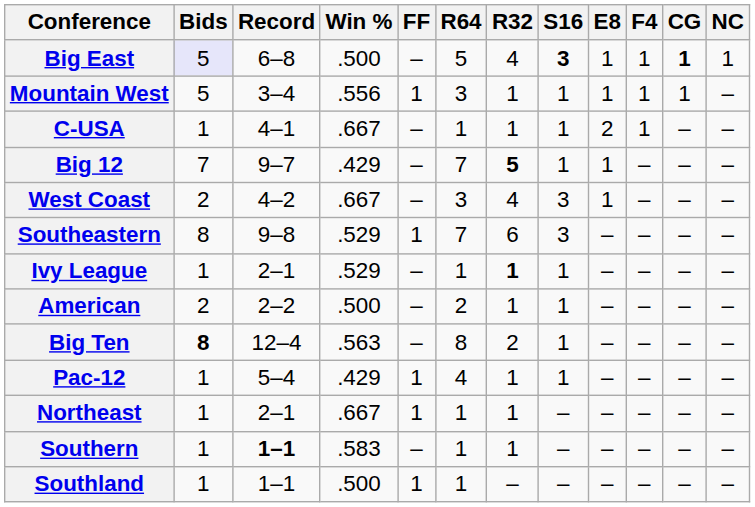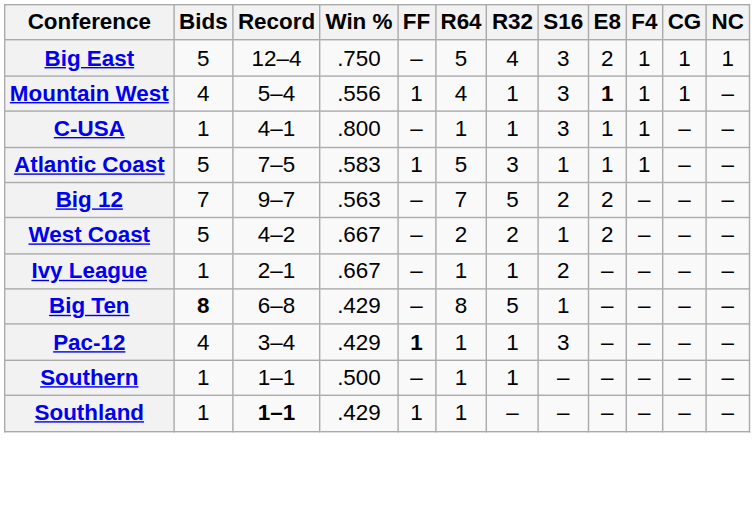(203, 57) lavender background -> (203, 57) no background
(277, 57) 6–8 -> (277, 57) 12–4
(359, 57) .500 -> (359, 57) .750
(563, 57) bold -> (563, 57) normal
(607, 57) 1 -> (607, 57) 2
(684, 57) bold -> (684, 57) normal
(203, 93) 5 -> (203, 93) 4
(277, 93) 3–4 -> (277, 93) 5–4
(461, 93) 3 -> (461, 93) 4
(563, 93) 1 -> (563, 93) 3
(607, 93) normal -> (607, 93) bold
(359, 128) .667 -> (359, 128) .800
(563, 128) 1 -> (563, 128) 3
(607, 128) 2 -> (607, 128) 1
+ row: (89, 164)
(359, 164) .429 -> (359, 199) .563
(512, 164) bold -> (512, 199) normal
(563, 164) 1 -> (563, 199) 2
(607, 164) 1 -> (607, 199) 2
(203, 199) 2 -> (203, 235) 5
(461, 199) 3 -> (461, 235) 2
(512, 199) 4 -> (512, 235) 2
(563, 199) 3 -> (563, 235) 1
(607, 199) 1 -> (607, 235) 2
- row: (89, 235)
(359, 270) .529 -> (359, 270) .667
(512, 270) bold -> (512, 270) normal
(563, 270) 1 -> (563, 270) 2
- row: (89, 306)
(277, 341) 12–4 -> (277, 306) 6–8
(359, 341) .563 -> (359, 306) .429
(512, 341) 2 -> (512, 306) 5
(203, 377) 1 -> (203, 341) 4
(277, 377) 5–4 -> (277, 341) 3–4
(416, 377) normal -> (416, 341) bold
(461, 377) 4 -> (461, 341) 1
(563, 377) 1 -> (563, 341) 3
- row: (89, 413)
(277, 448) bold -> (277, 377) normal
(359, 448) .583 -> (359, 377) .500
(277, 484) normal -> (277, 413) bold
(359, 484) .500 -> (359, 413) .429
